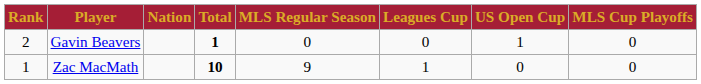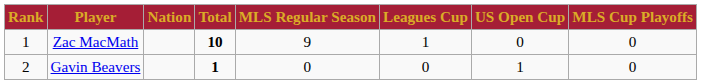rows swapped: (95, 67) <-> (95, 42)
